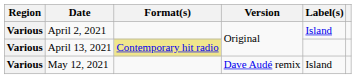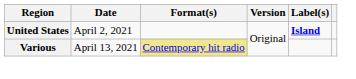(25, 30) Various -> (38, 30) United States
(319, 30) normal -> (306, 30) bold
- row: (78, 64)
